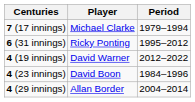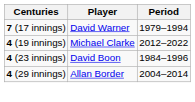(102, 27) Michael Clarke -> (100, 27) David Warner
- row: (36, 43)
(100, 58) David Warner -> (102, 43) Michael Clarke
